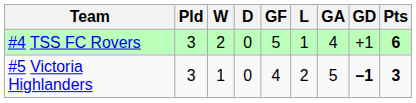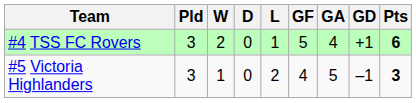columns swapped: (304, 17) <-> (276, 17)
(364, 76) bold -> (364, 76) normal
